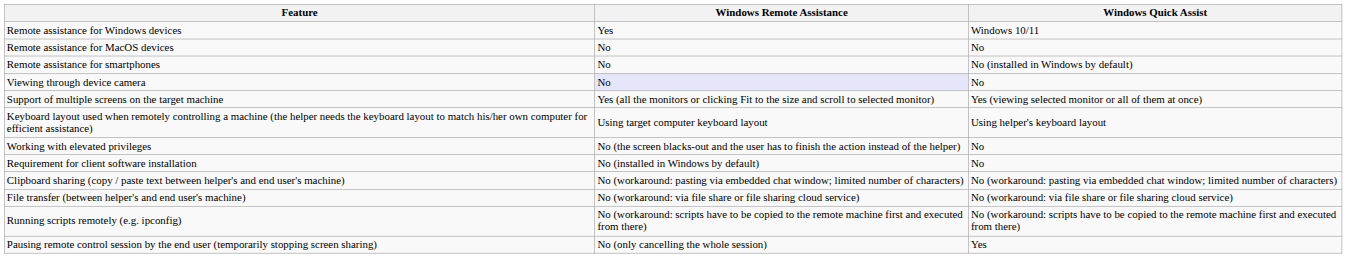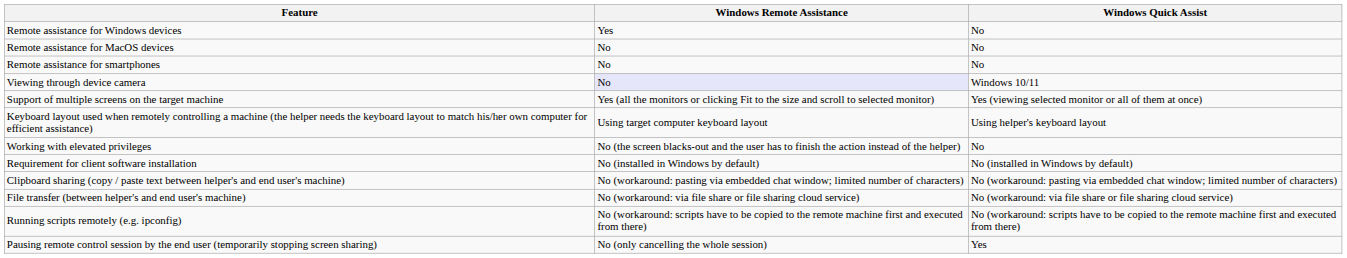(1005, 30) Windows 10/11 -> (978, 30) No
(1052, 64) No (installed in Windows by default) -> (978, 64) No
(978, 82) No -> (1005, 82) Windows 10/11
(978, 163) No -> (1052, 163) No (installed in Windows by default)
